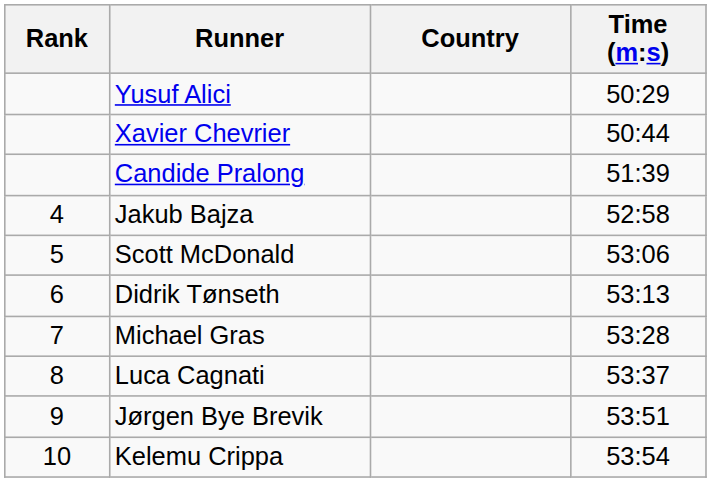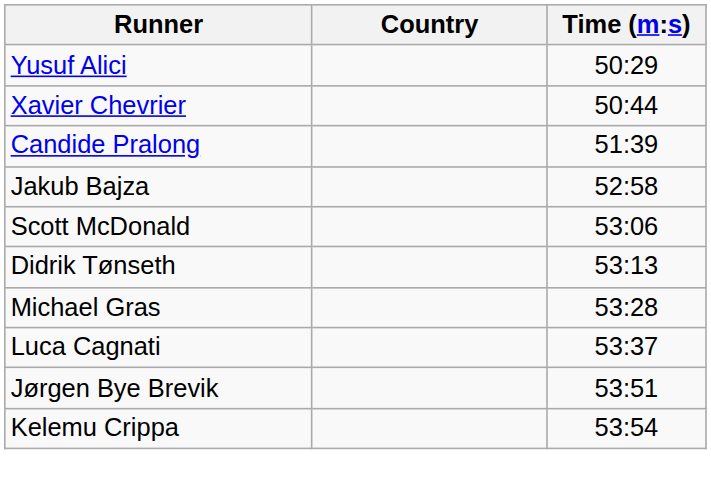- column: (57, 38)
